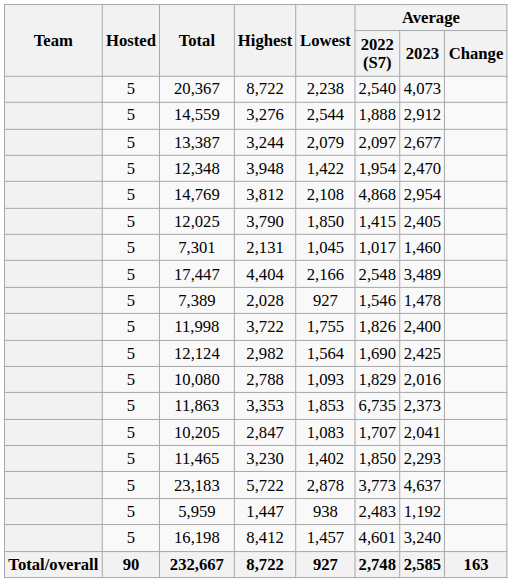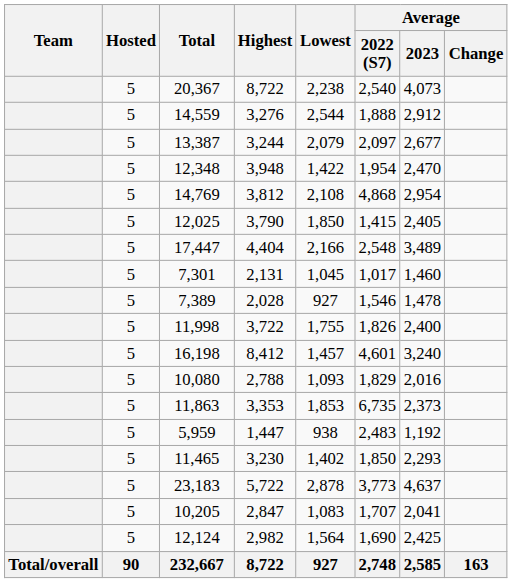rows swapped: (197, 273) <-> (197, 247)
rows swapped: (197, 537) <-> (197, 353)
rows swapped: (197, 432) <-> (197, 511)
